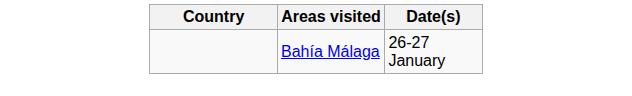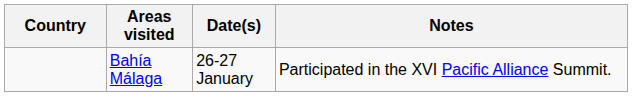+ column: (451, 26)
